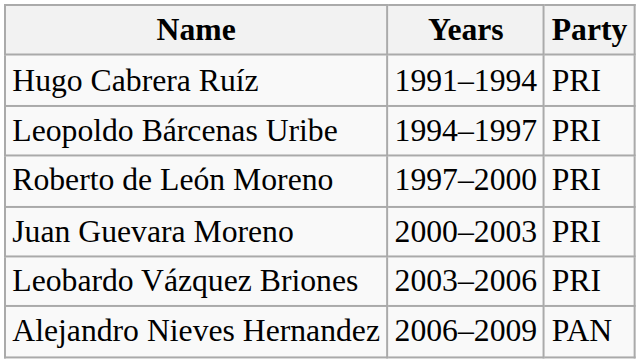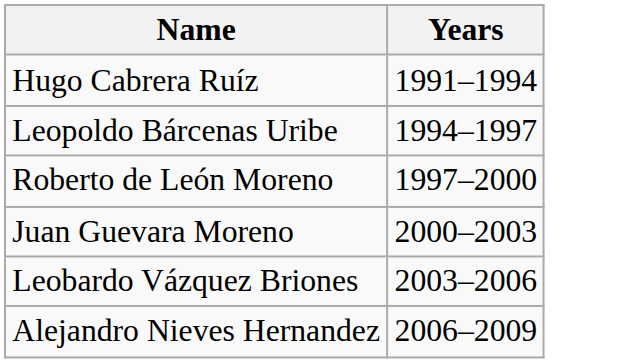- column: (590, 29)
